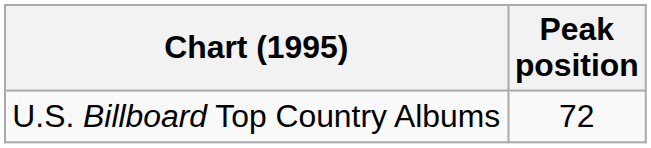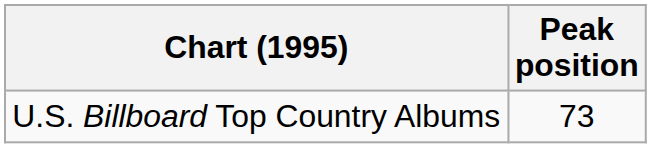(577, 116) 72 -> (577, 116) 73
